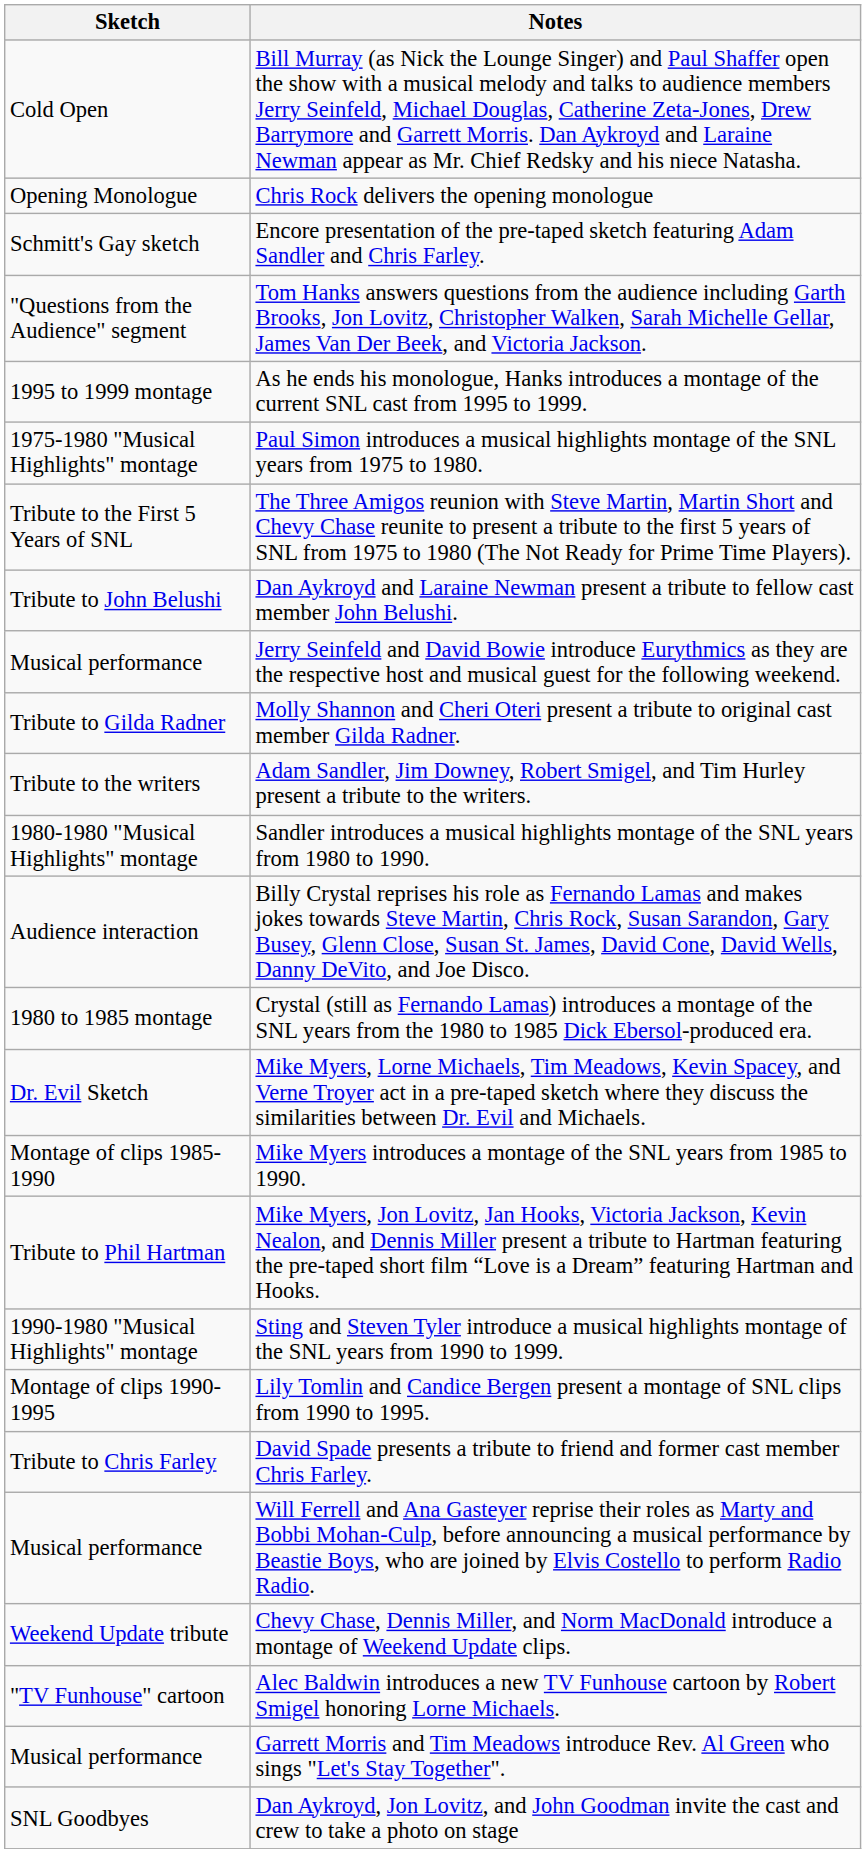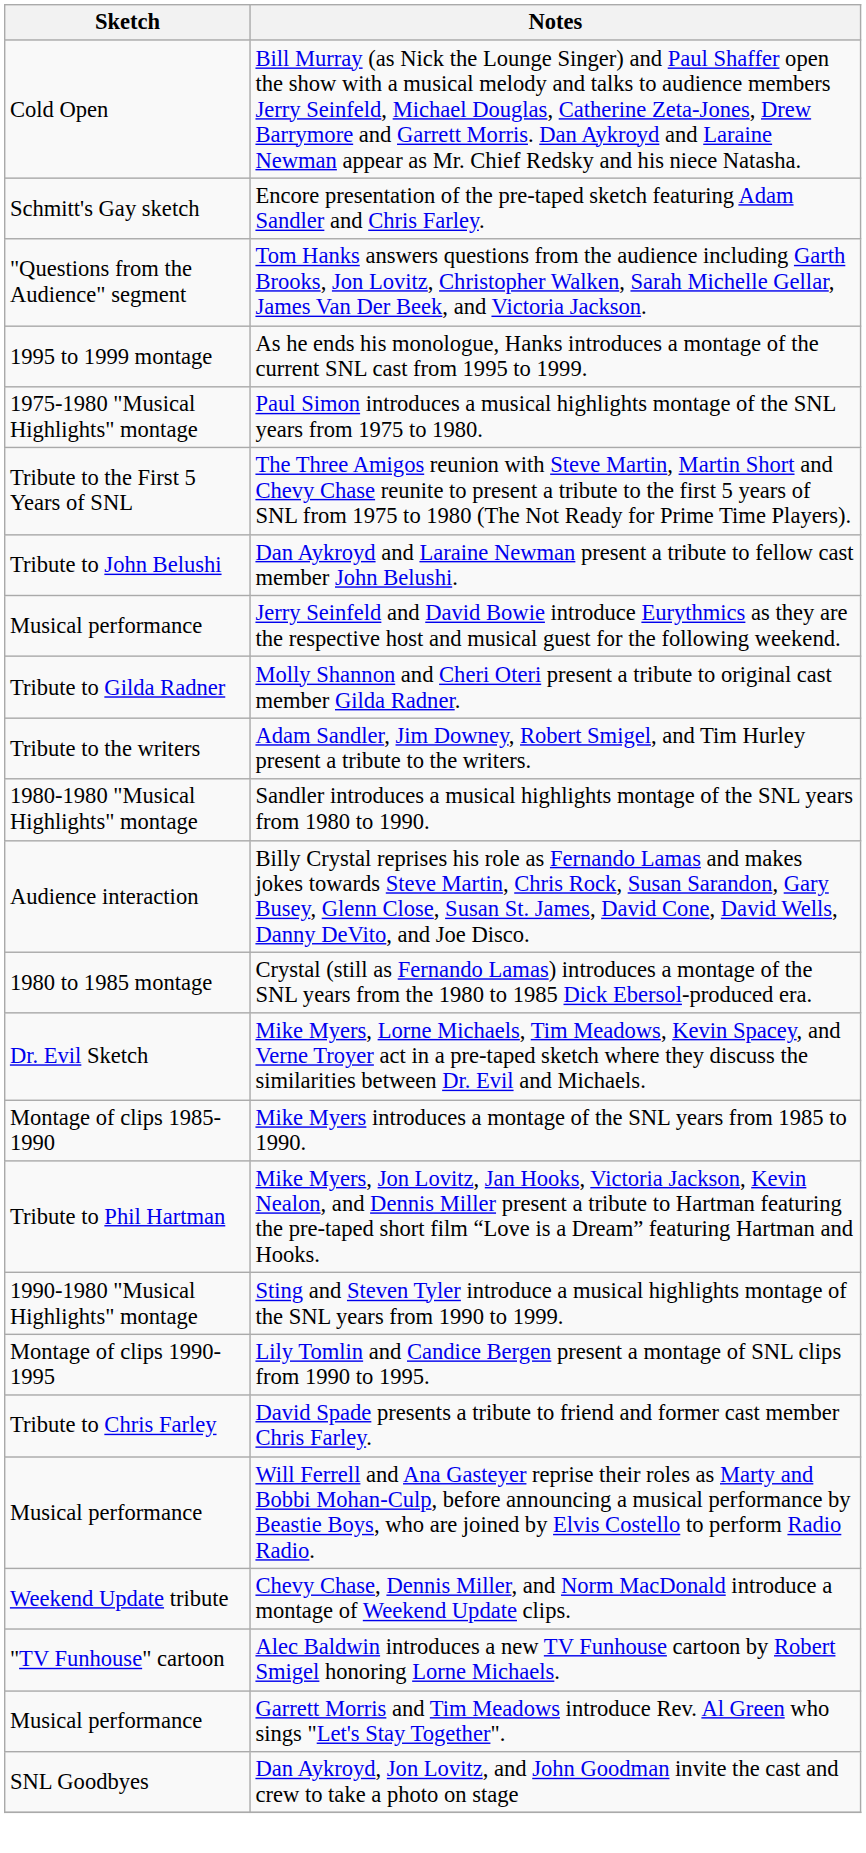- row: (454, 195)
